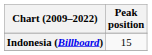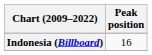(126, 42) 15 -> (126, 42) 16
